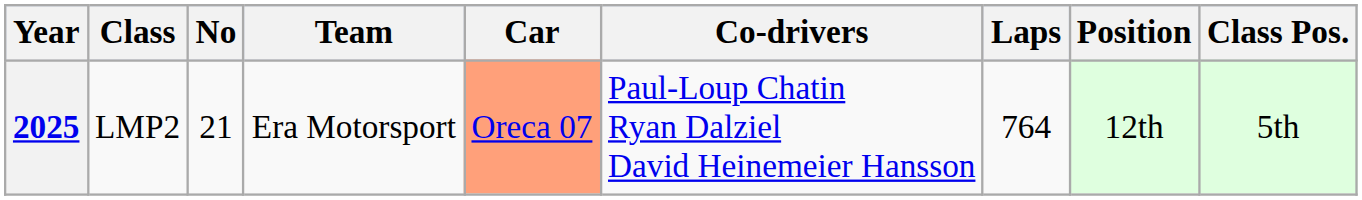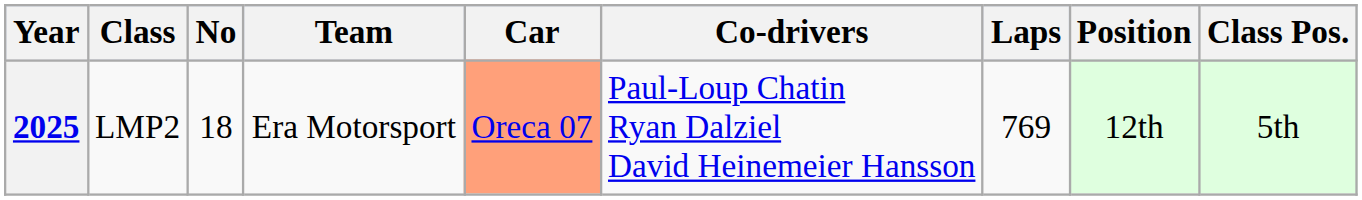(216, 126) 21 -> (216, 126) 18
(1026, 126) 764 -> (1026, 126) 769
